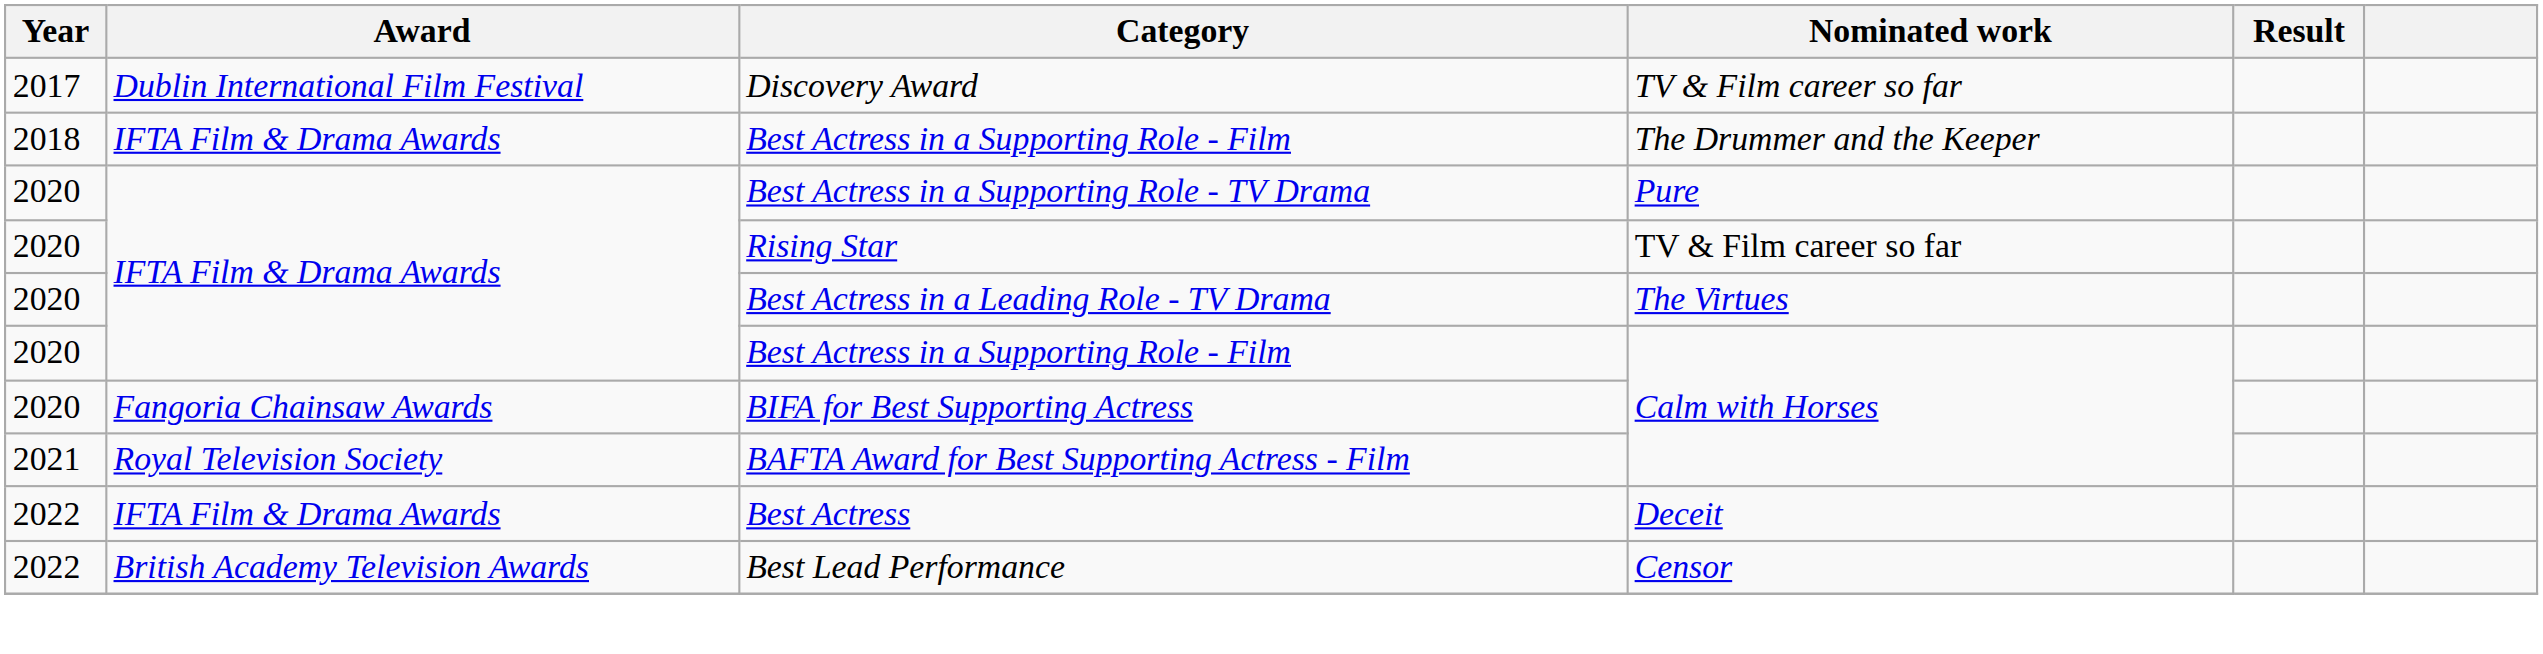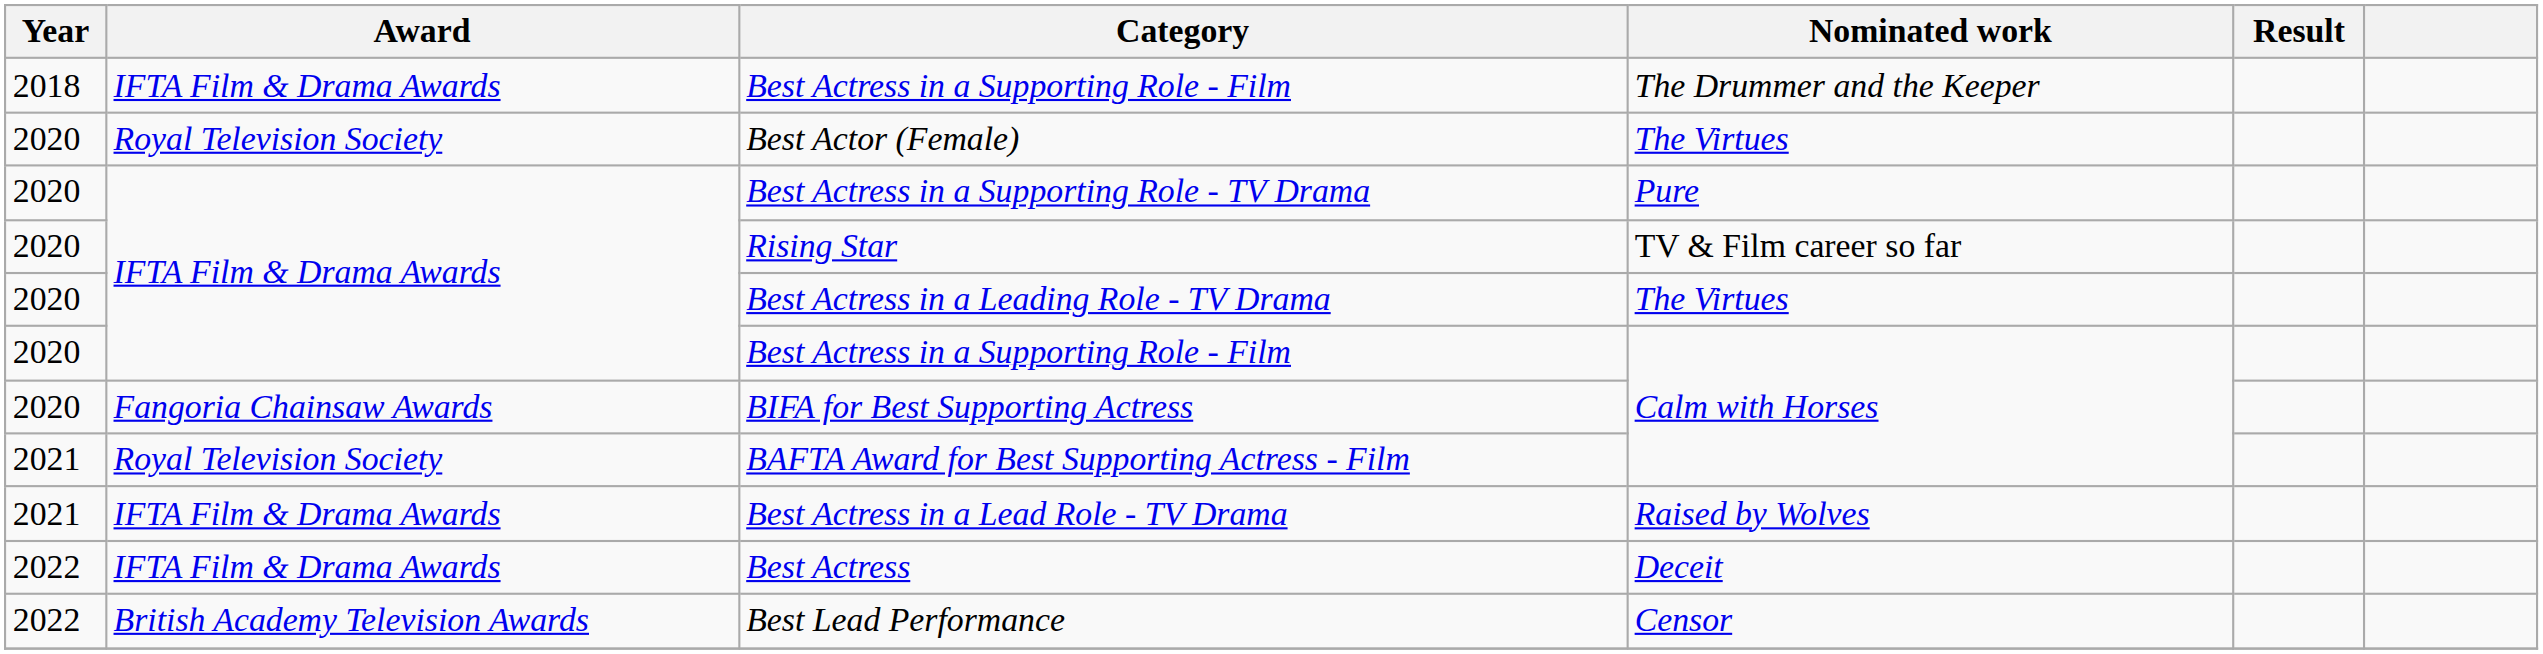- row: (862, 84)
+ row: (883, 138)
+ row: (1017, 513)
